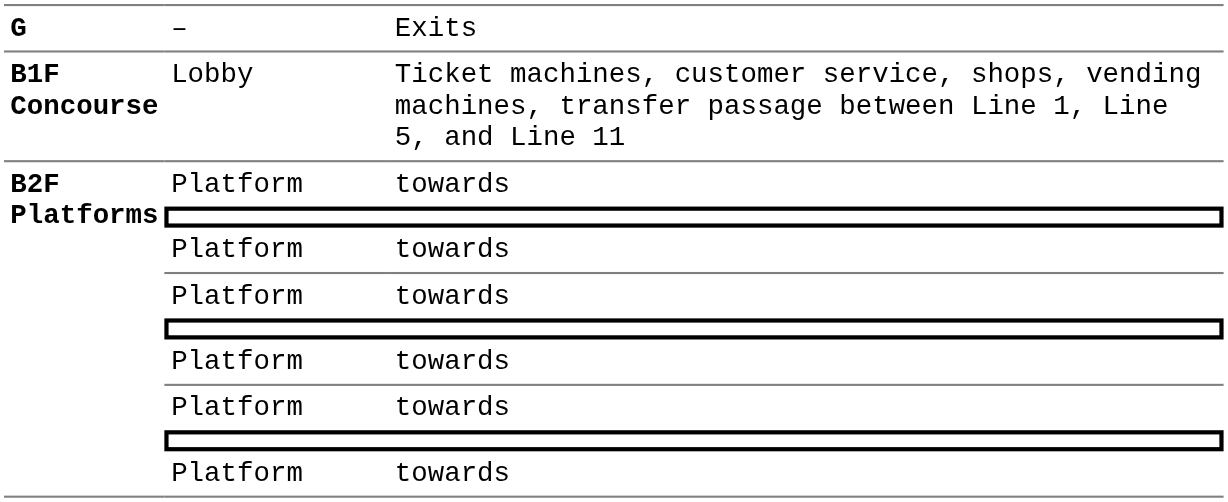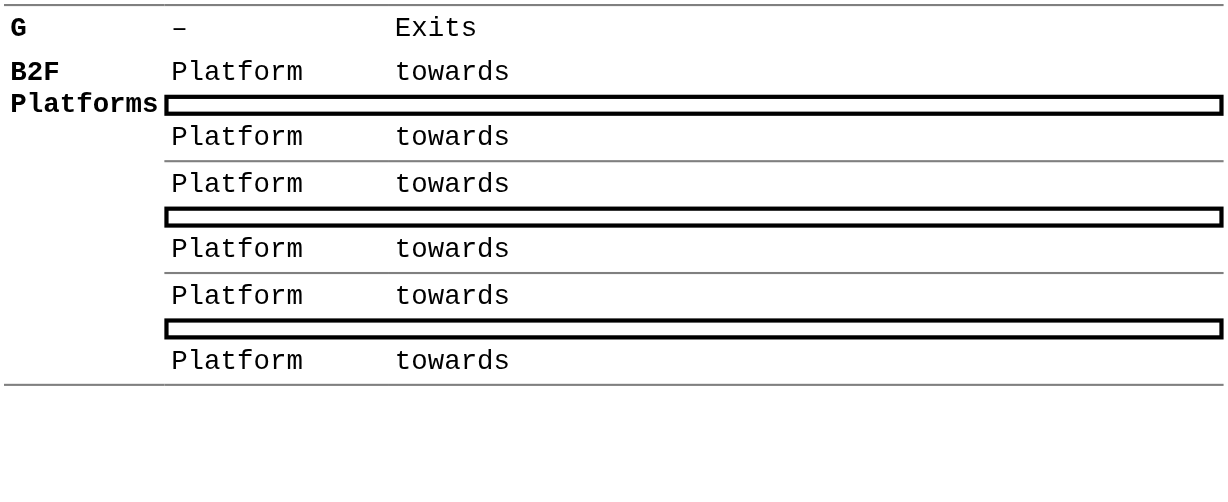- row: (212, 75)
